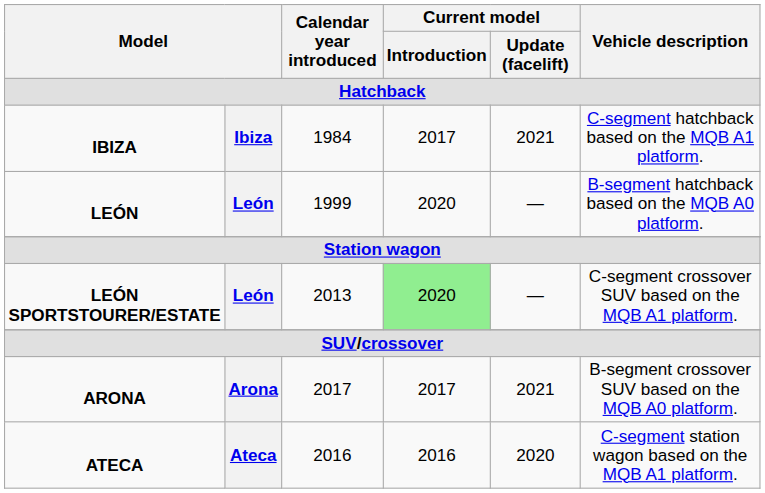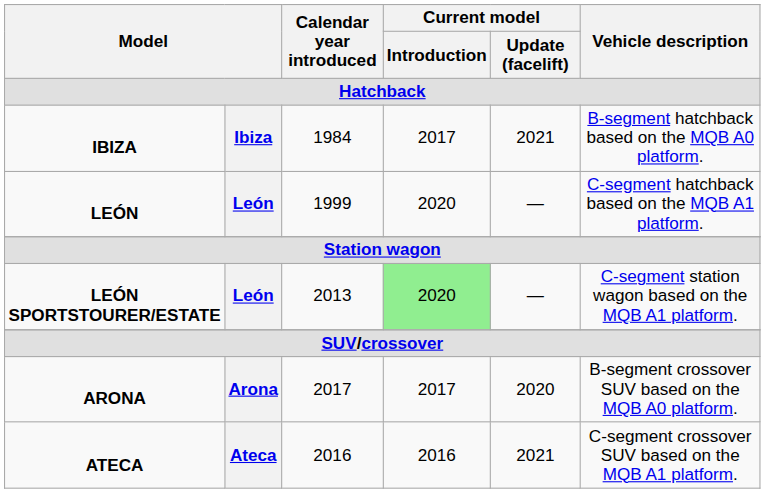(670, 138) C-segment hatchback based on the MQB A1 platform. -> (670, 138) B-segment hatchback based on the MQB A0 platform.
(670, 203) B-segment hatchback based on the MQB A0 platform. -> (670, 203) C-segment hatchback based on the MQB A1 platform.
(670, 296) C-segment crossover SUV based on the MQB A1 platform. -> (670, 296) C-segment station wagon based on the MQB A1 platform.
(535, 389) 2021 -> (535, 389) 2020
(535, 455) 2020 -> (535, 455) 2021
(670, 455) C-segment station wagon based on the MQB A1 platform. -> (670, 455) C-segment crossover SUV based on the MQB A1 platform.
